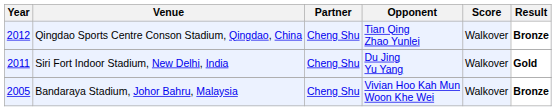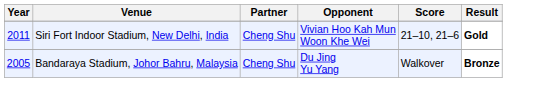- row: (169, 36)
(384, 64) Du Jing Yu Yang -> (348, 36) Vivian Hoo Kah Mun Woon Khe Wei
(487, 64) Walkover -> (430, 36) 21–10, 21–6
(412, 92) Vivian Hoo Kah Mun Woon Khe Wei -> (320, 64) Du Jing Yu Yang
